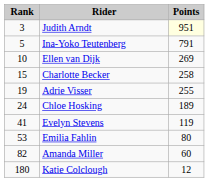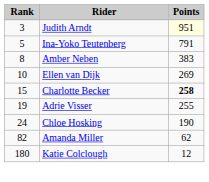+ row: (70, 59)
(186, 75) normal -> (186, 91) bold
(186, 106) 189 -> (186, 122) 190
- row: (73, 122)
- row: (69, 138)
(186, 153) 60 -> (186, 138) 62
